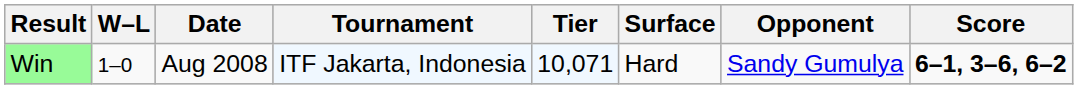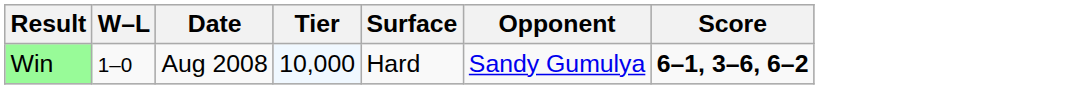- column: (403, 24)
(575, 63) 10,071 -> (317, 63) 10,000
